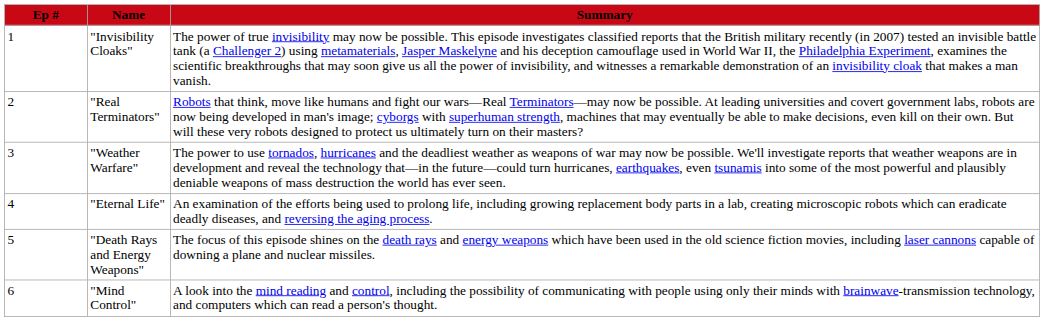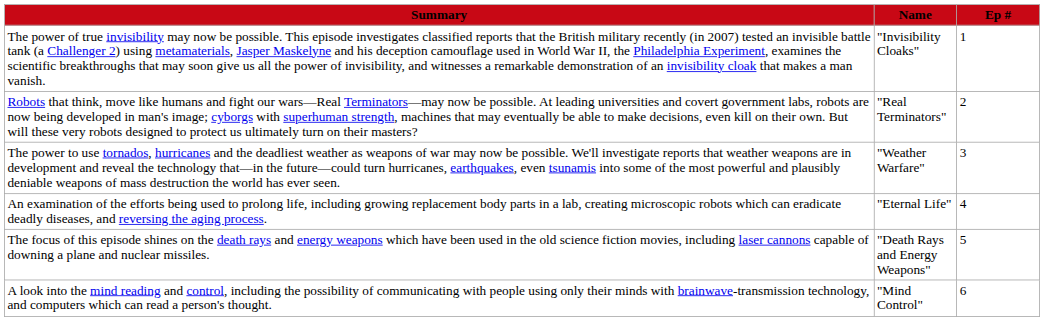columns swapped: (46, 15) <-> (605, 15)
